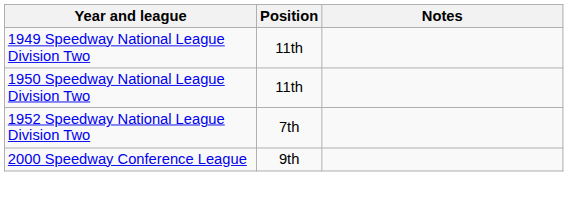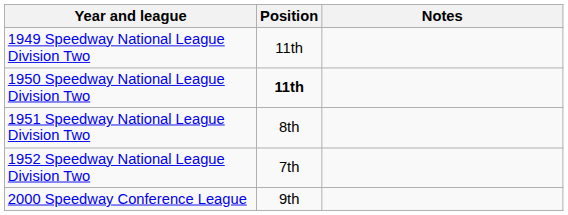(289, 87) normal -> (289, 87) bold
+ row: (116, 127)
